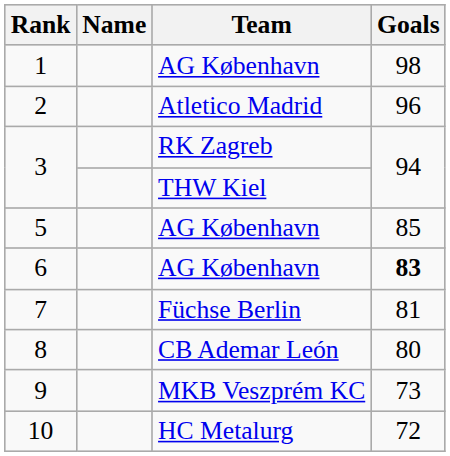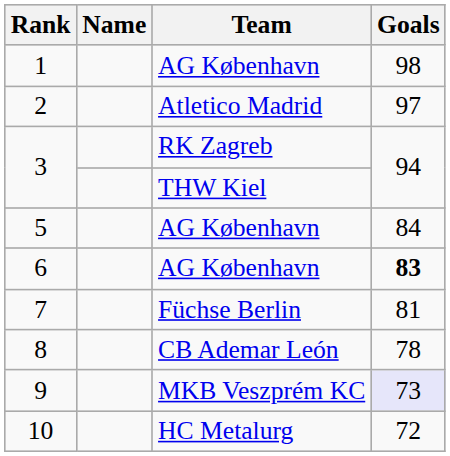(408, 106) 96 -> (408, 106) 97
(408, 227) 85 -> (408, 227) 84
(408, 349) 80 -> (408, 349) 78
(408, 390) no background -> (408, 390) lavender background
